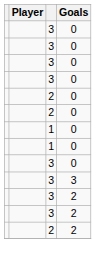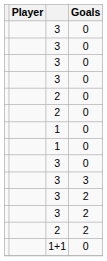+ row: (57, 247)
